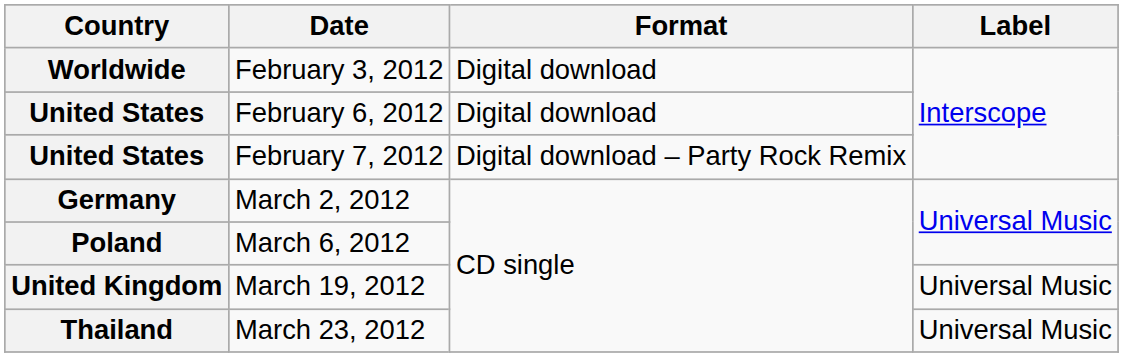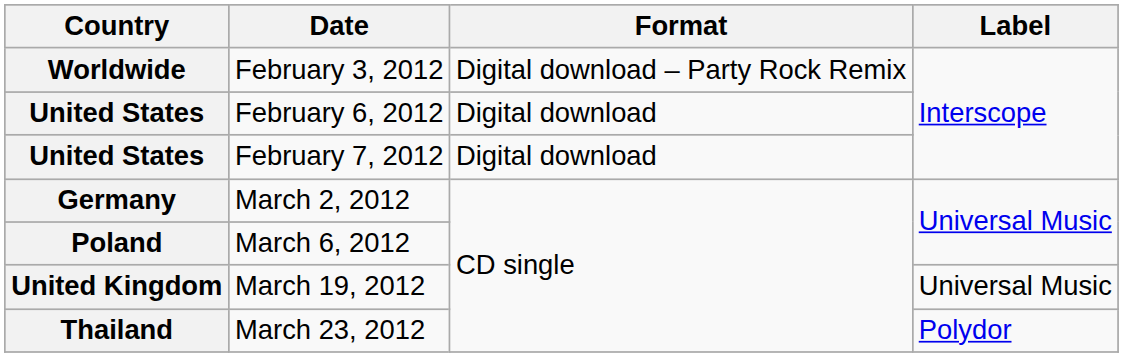(556, 69) Digital download -> (681, 69) Digital download – Party Rock Remix
(681, 156) Digital download – Party Rock Remix -> (556, 156) Digital download
(1015, 329) Universal Music -> (965, 329) Polydor
